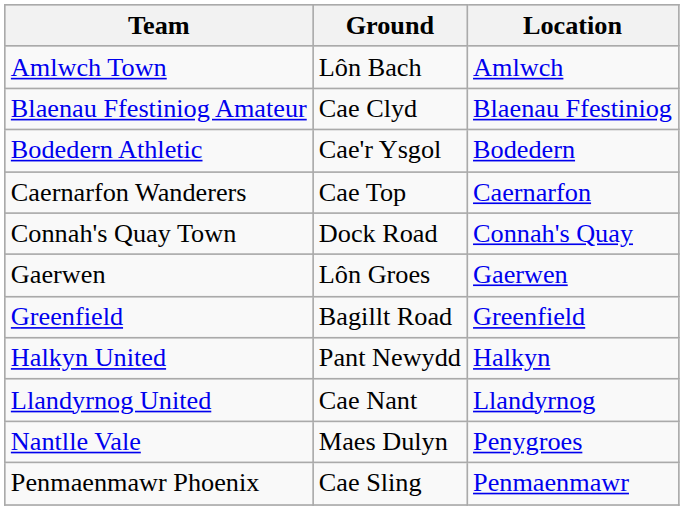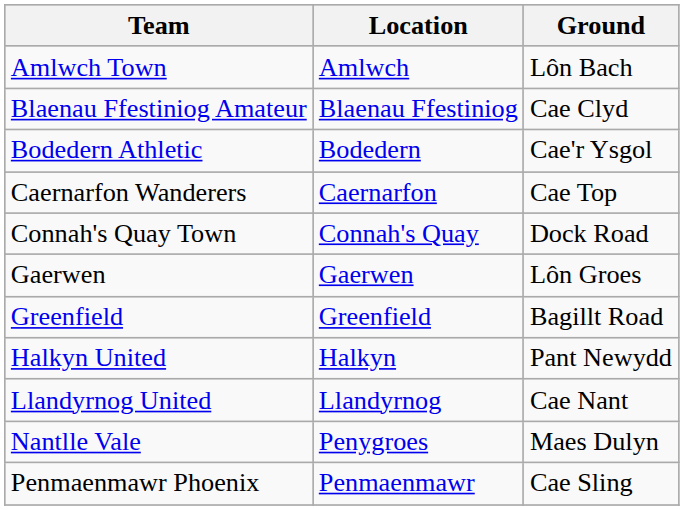columns swapped: (573, 25) <-> (390, 25)
